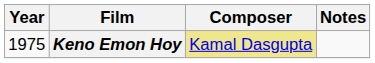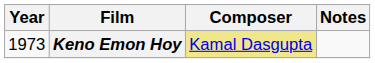(27, 44) 1975 -> (27, 44) 1973
